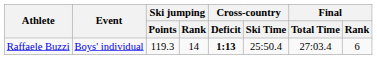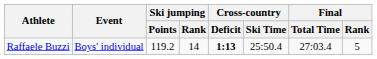(163, 46) 119.3 -> (163, 46) 119.2
(357, 46) 6 -> (357, 46) 5
